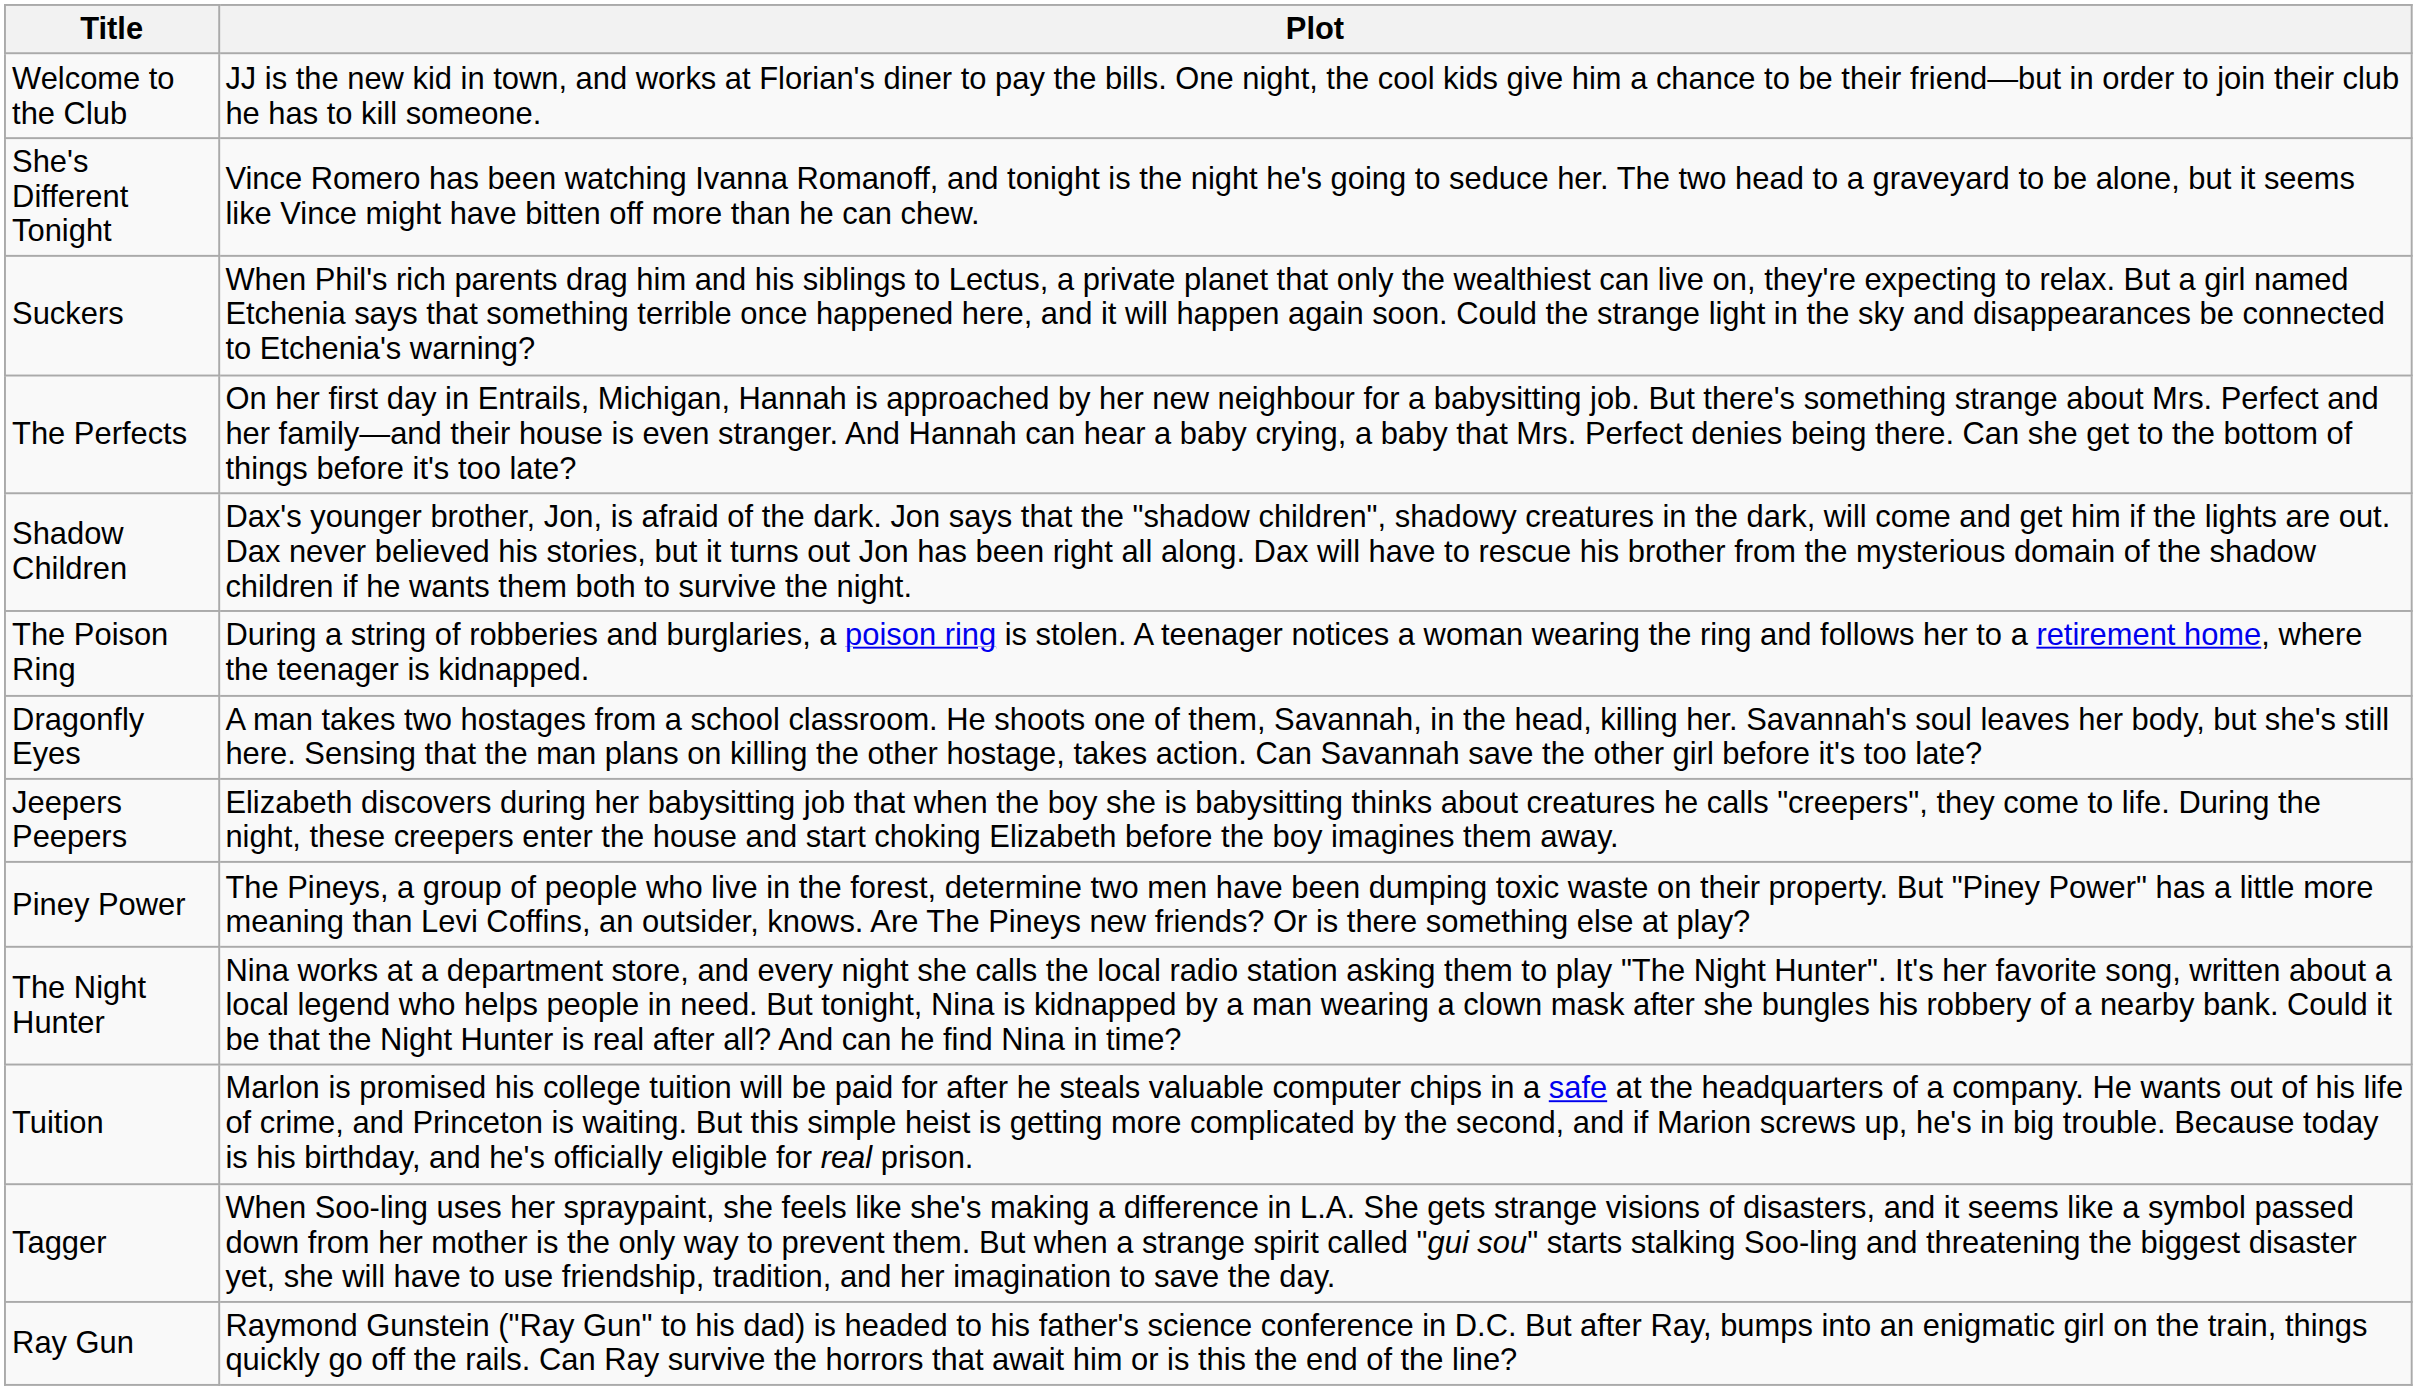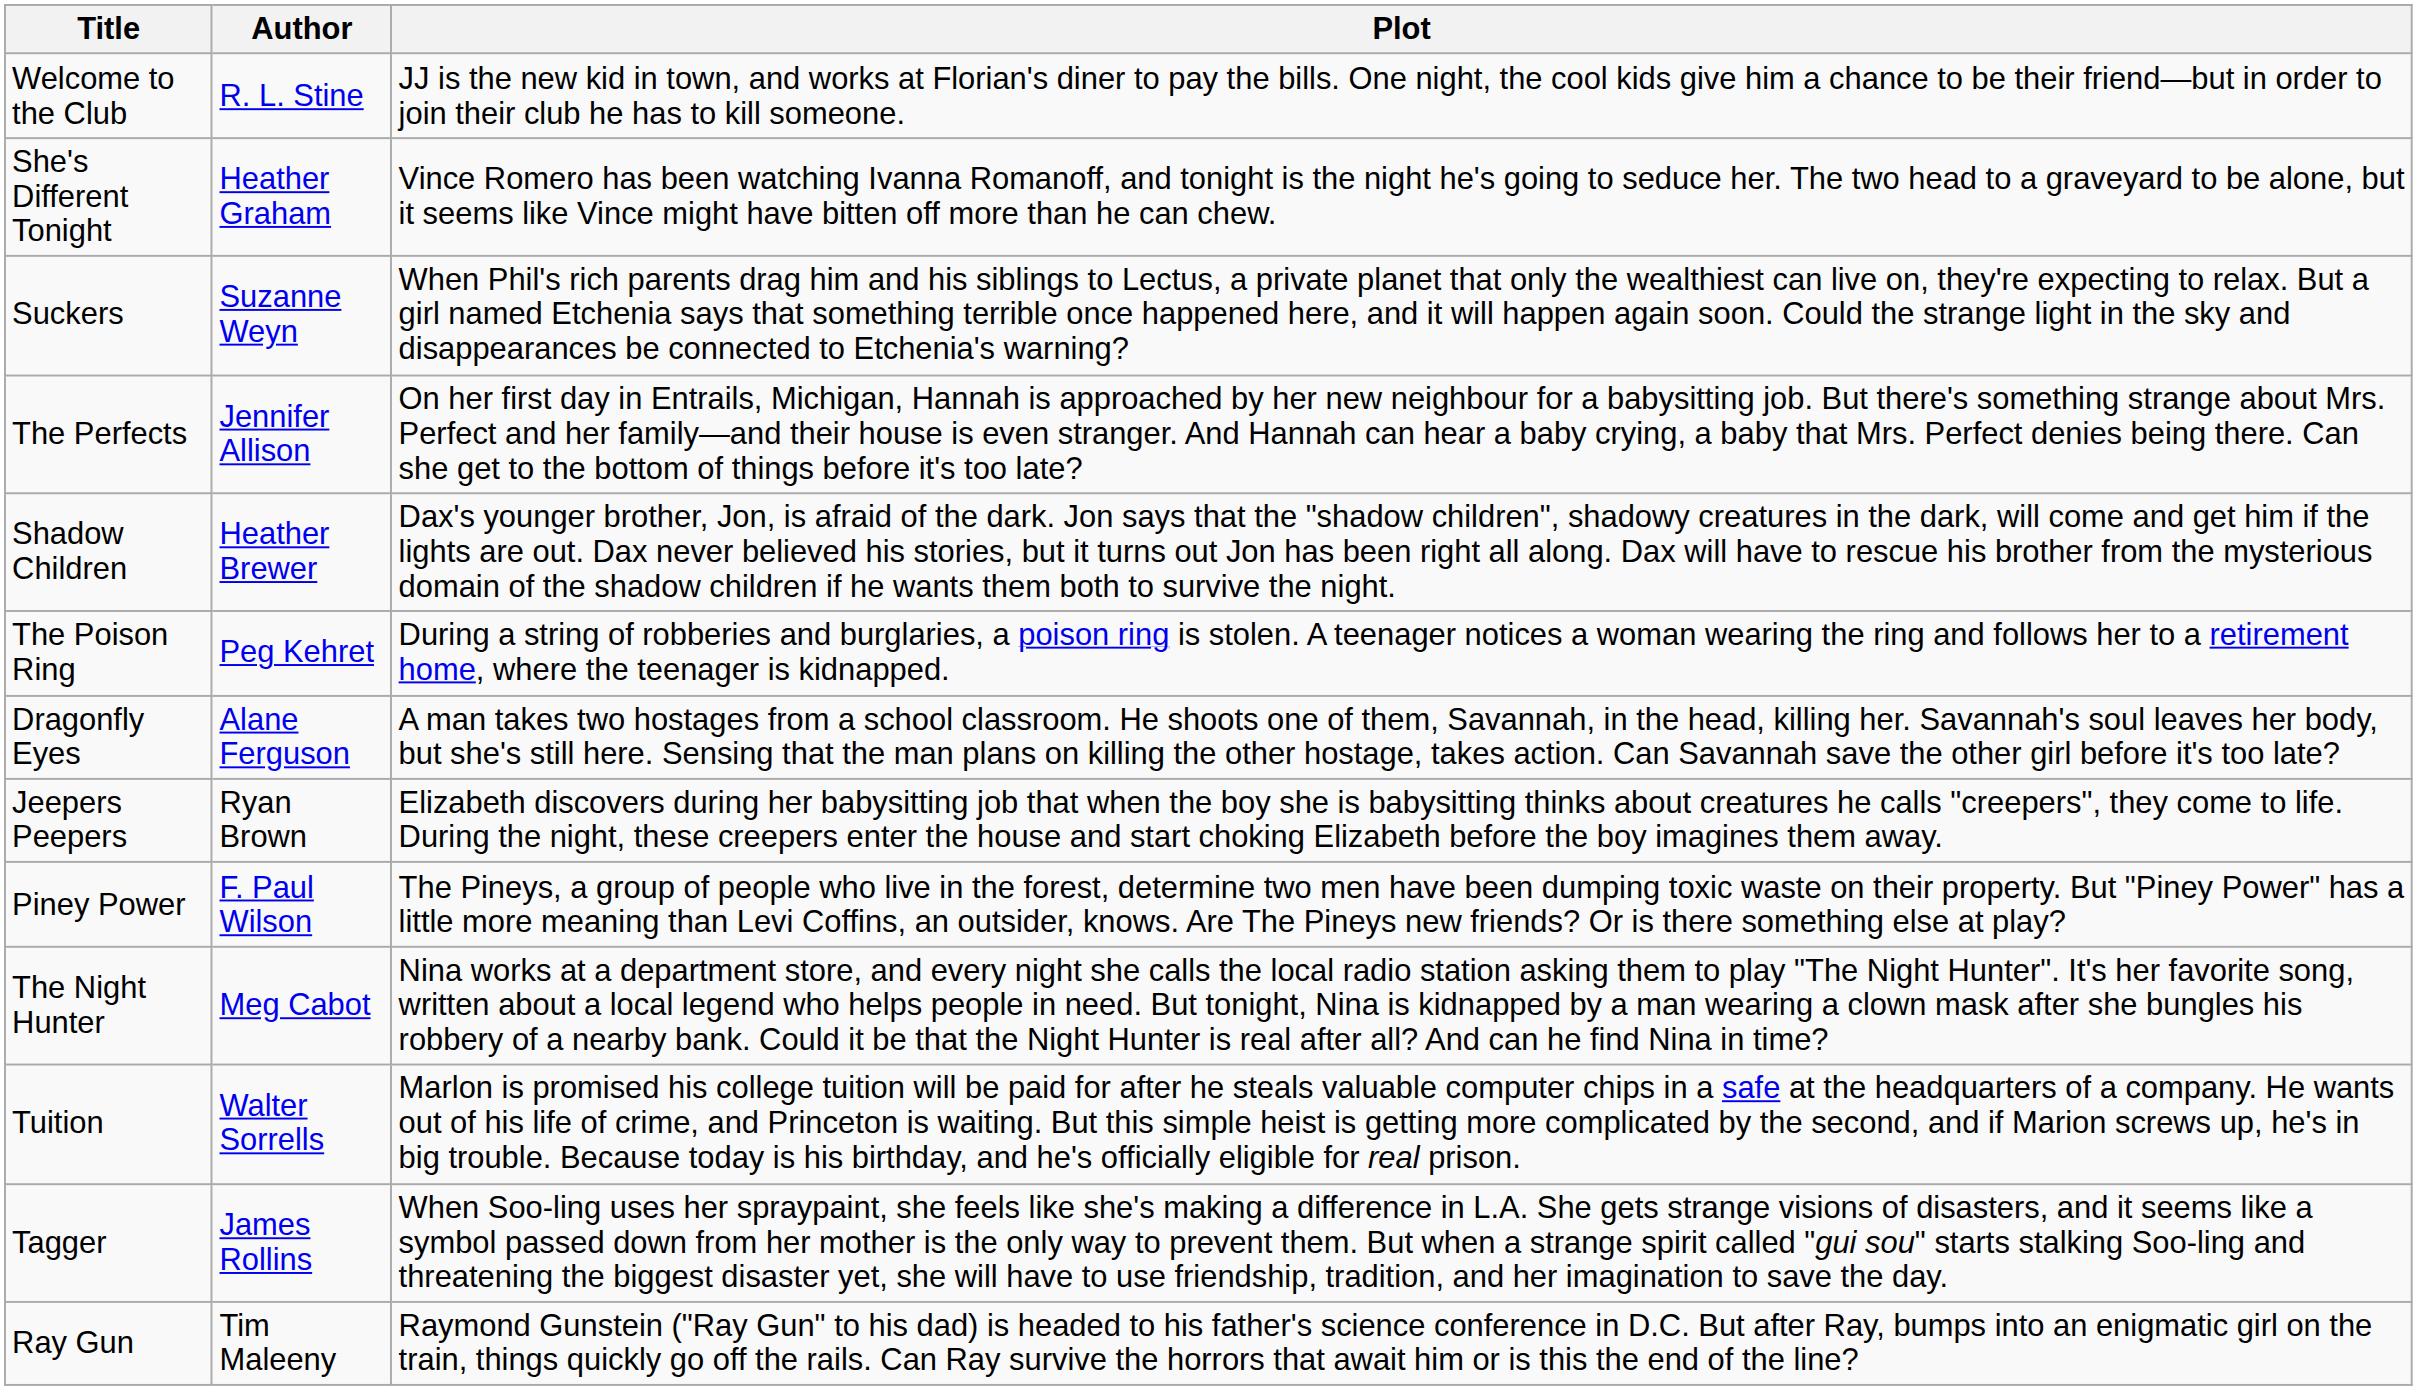+ column: (302, 28)
